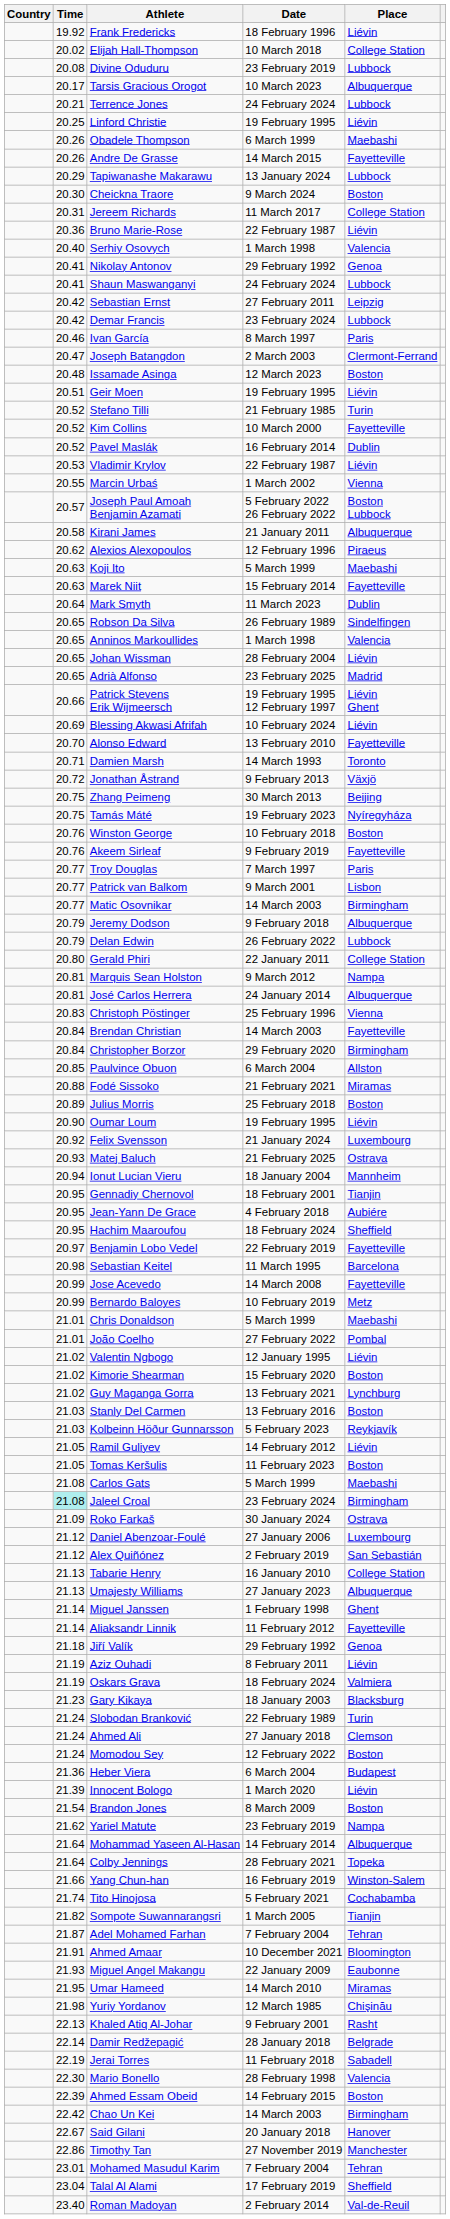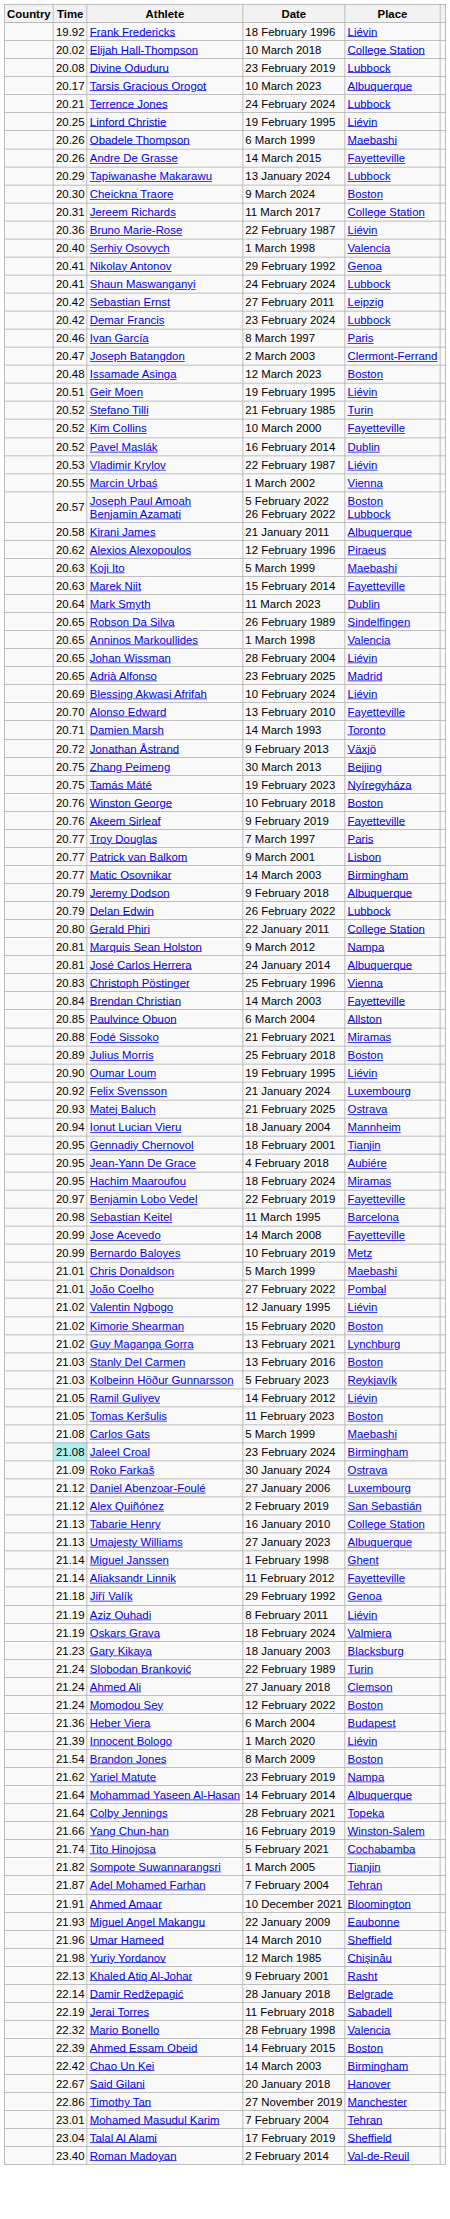- row: (131, 700)
- row: (138, 1050)
(370, 1230) Sheffield -> (369, 1181) Miramas
(70, 1988) 21.95 -> (70, 1939) 21.96
(369, 1988) Miramas -> (370, 1939) Sheffield
(70, 2078) 22.30 -> (70, 2030) 22.32
